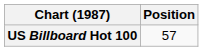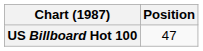(169, 35) 57 -> (169, 35) 47
